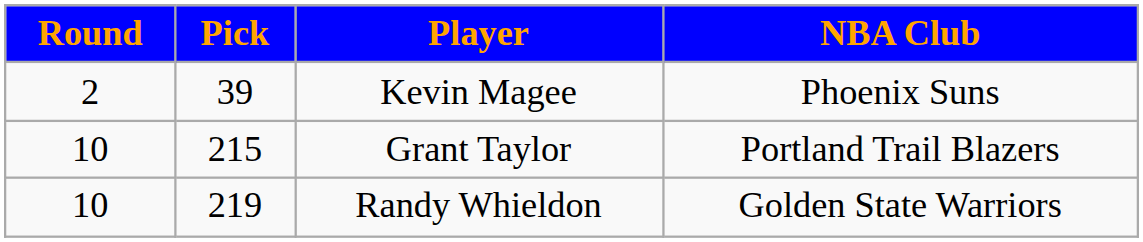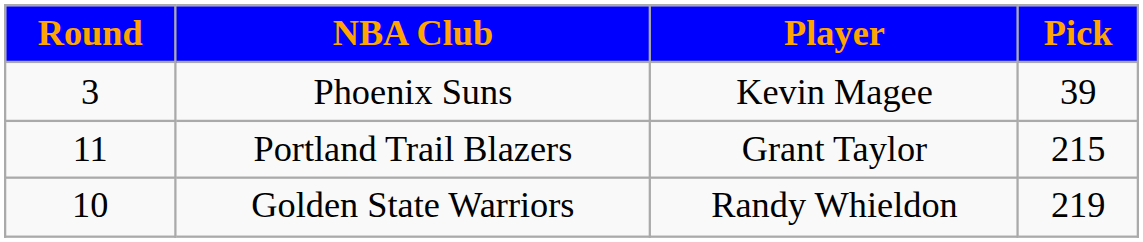columns swapped: (235, 33) <-> (900, 33)
(90, 90) 2 -> (90, 90) 3
(90, 148) 10 -> (90, 148) 11
